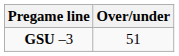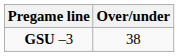(133, 39) 51 -> (133, 39) 38
